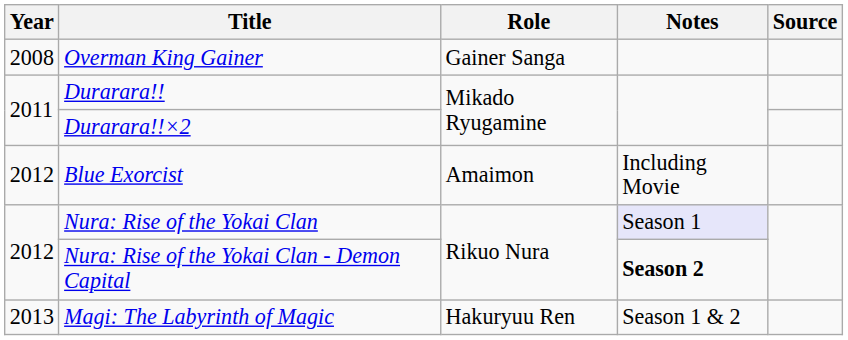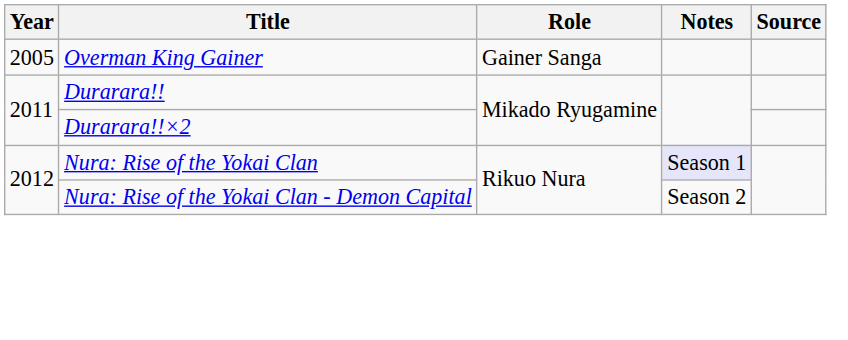(32, 57) 2008 -> (32, 57) 2005
- row: (123, 174)
(663, 269) bold -> (707, 197) normal
- row: (199, 316)
